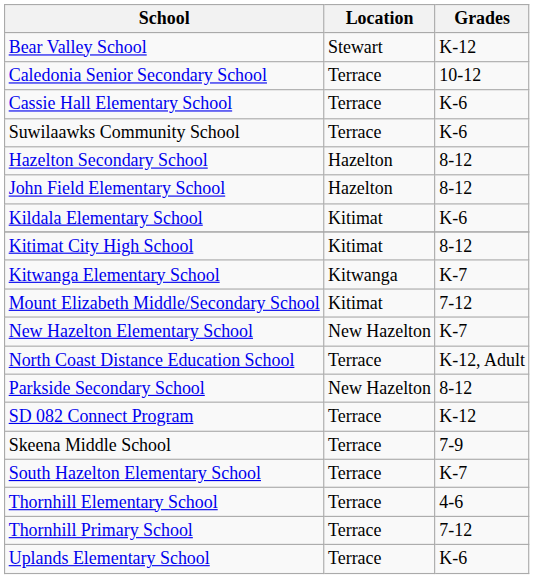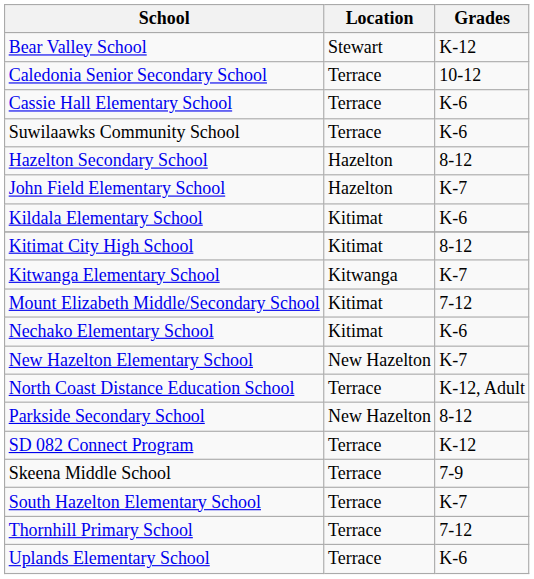(456, 189) 8-12 -> (453, 189) K-7
+ row: (111, 331)
- row: (113, 501)
